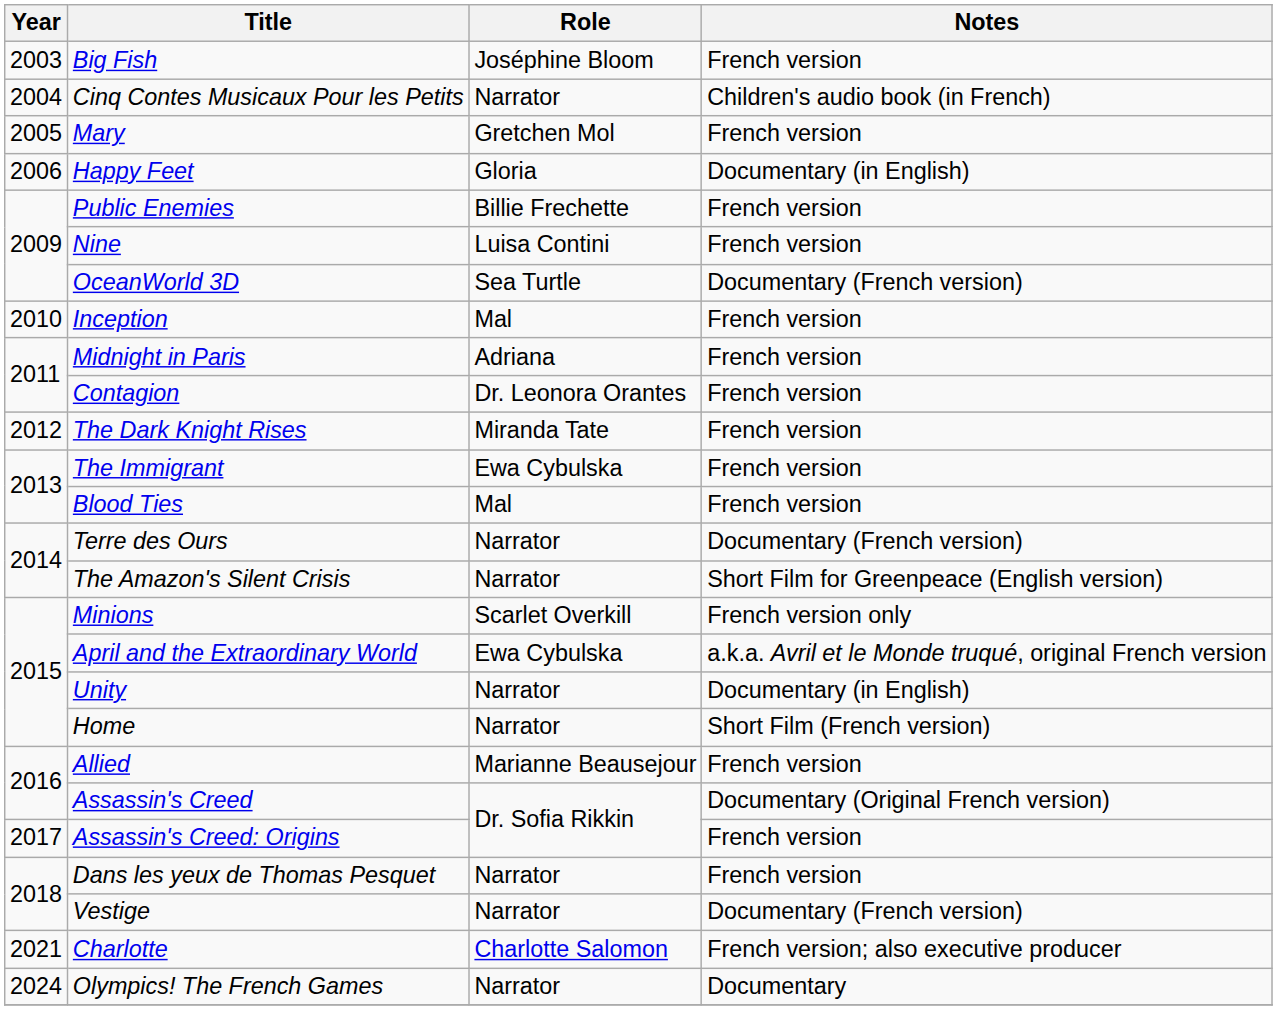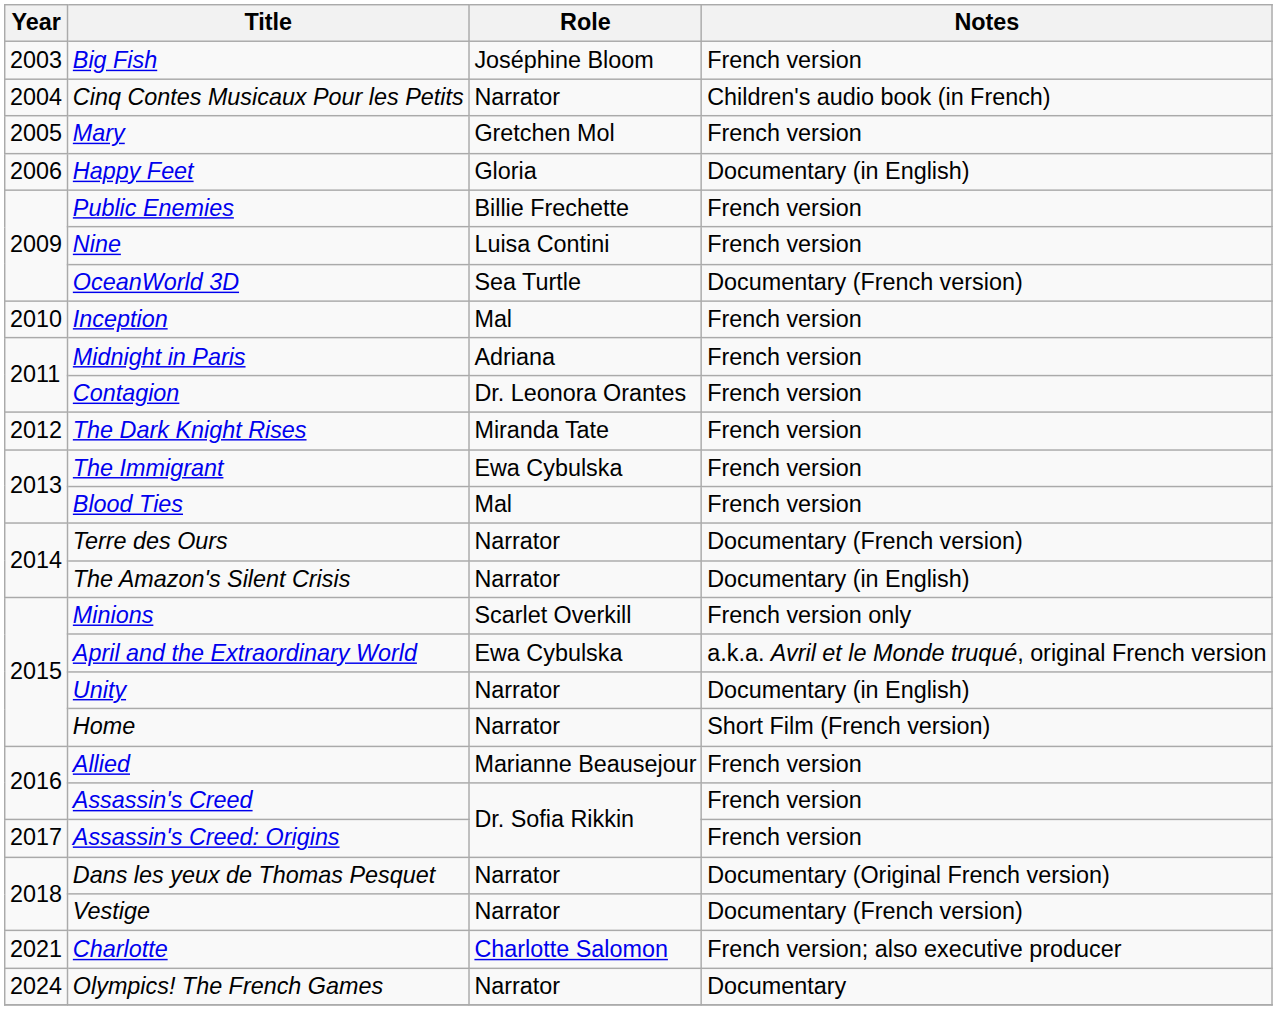(935, 578) Short Film for Greenpeace (English version) -> (838, 578) Documentary (in English)
(908, 801) Documentary (Original French version) -> (784, 801) French version
(784, 875) French version -> (908, 875) Documentary (Original French version)
